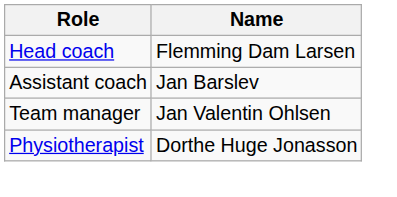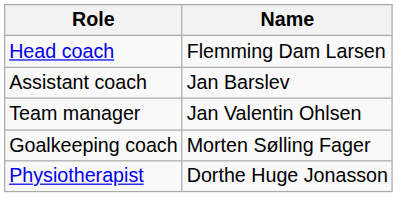+ row: (93, 144)
